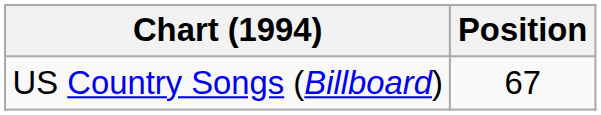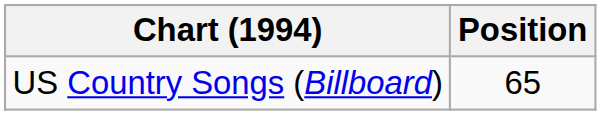(523, 82) 67 -> (523, 82) 65
